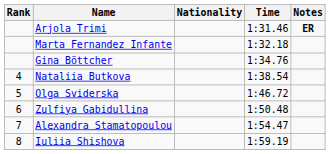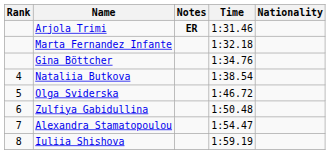columns swapped: (209, 12) <-> (308, 12)
